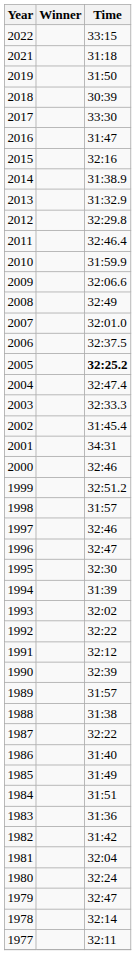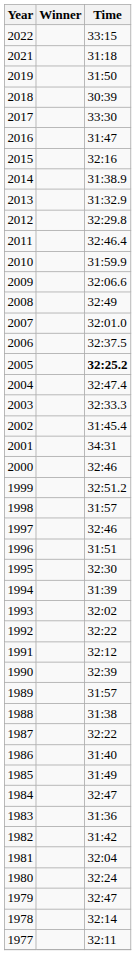(102, 549) 32:47 -> (102, 549) 31:51
(102, 795) 31:51 -> (102, 795) 32:47
